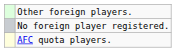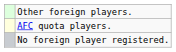rows swapped: (64, 40) <-> (93, 26)
